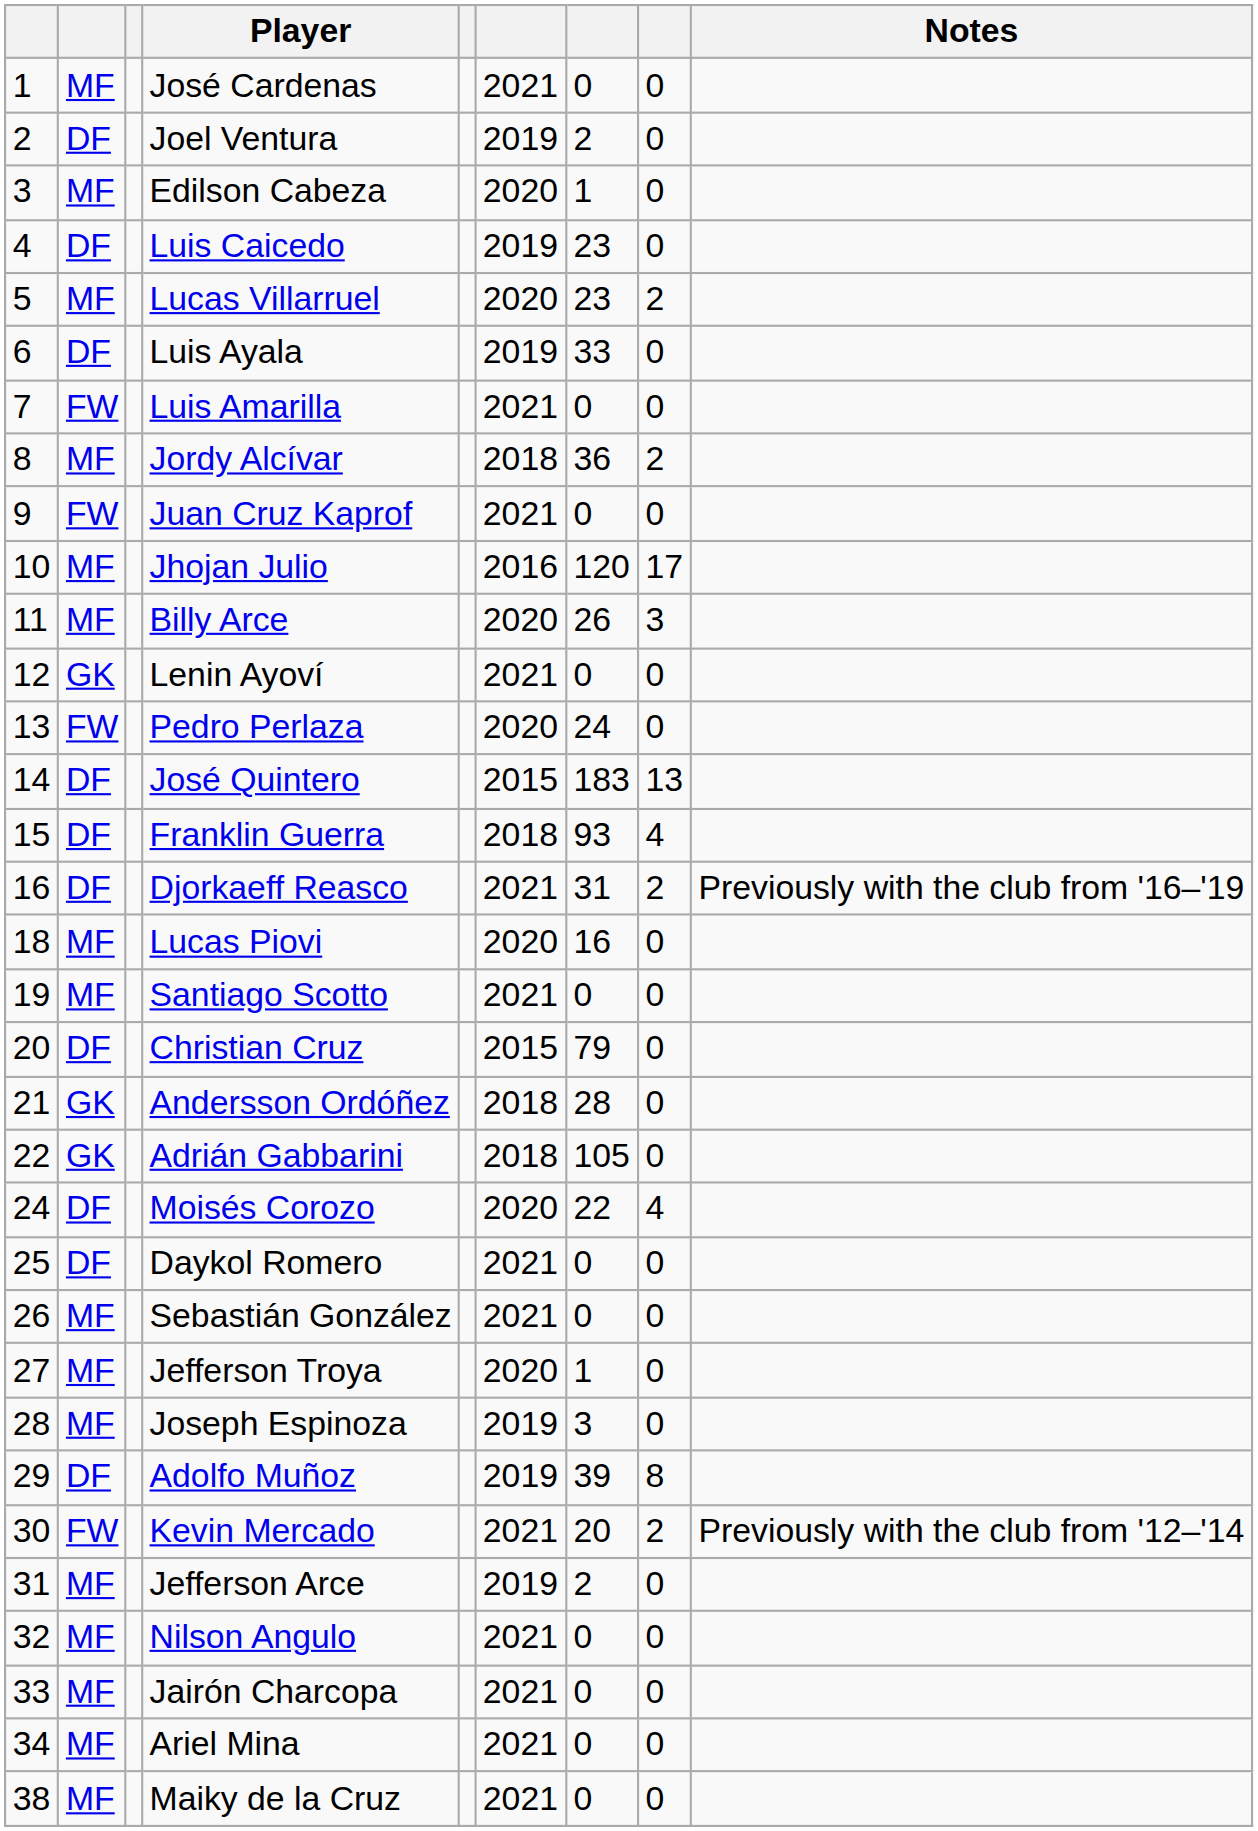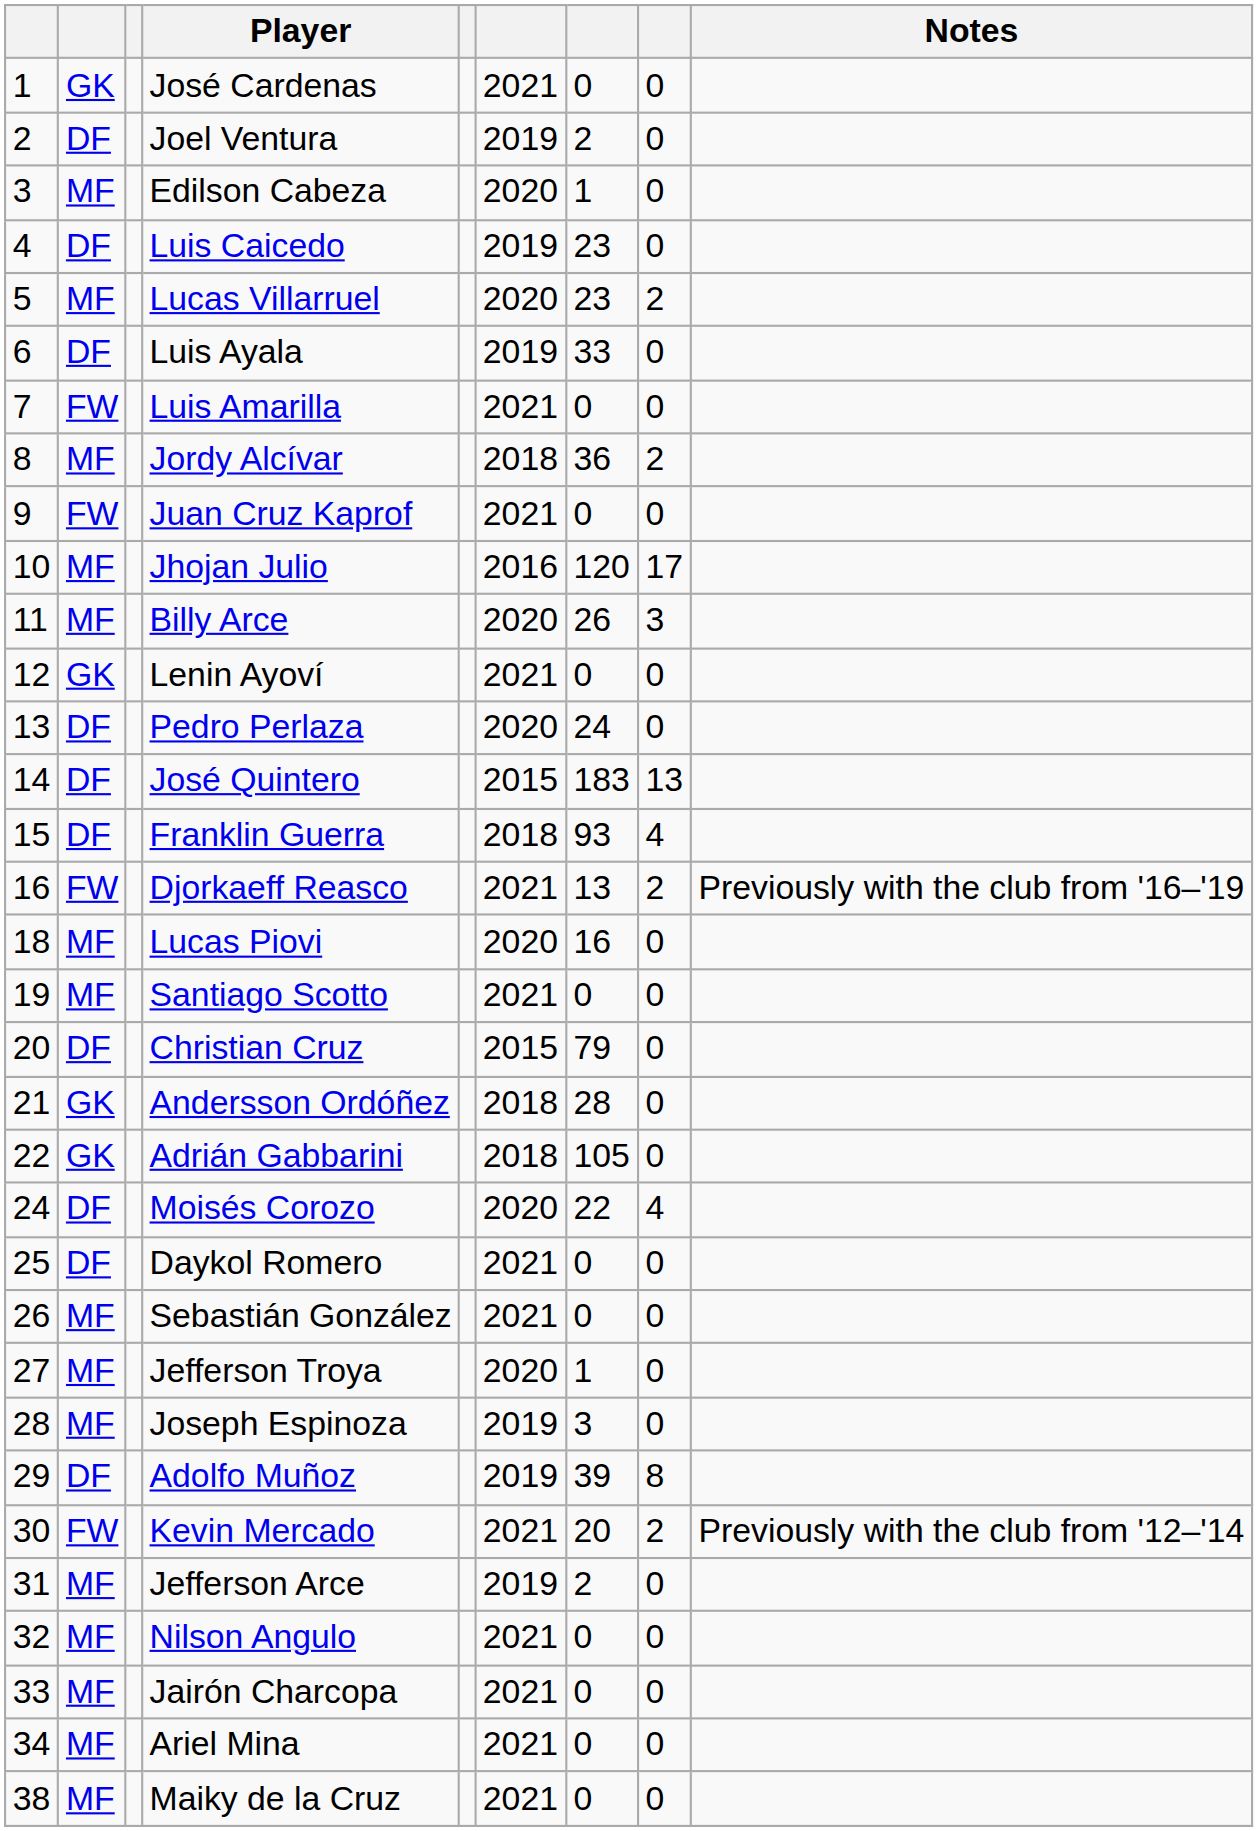(90, 84) MF -> (90, 84) GK
(92, 727) FW -> (88, 727) DF
(88, 887) DF -> (92, 887) FW
(592, 887) 31 -> (592, 887) 13
